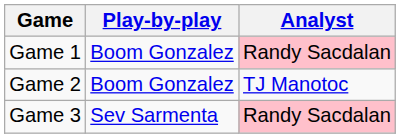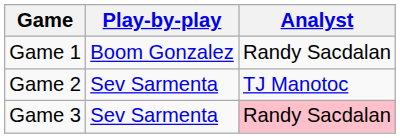(317, 52) pink background -> (317, 52) no background
(162, 84) Boom Gonzalez -> (154, 84) Sev Sarmenta
